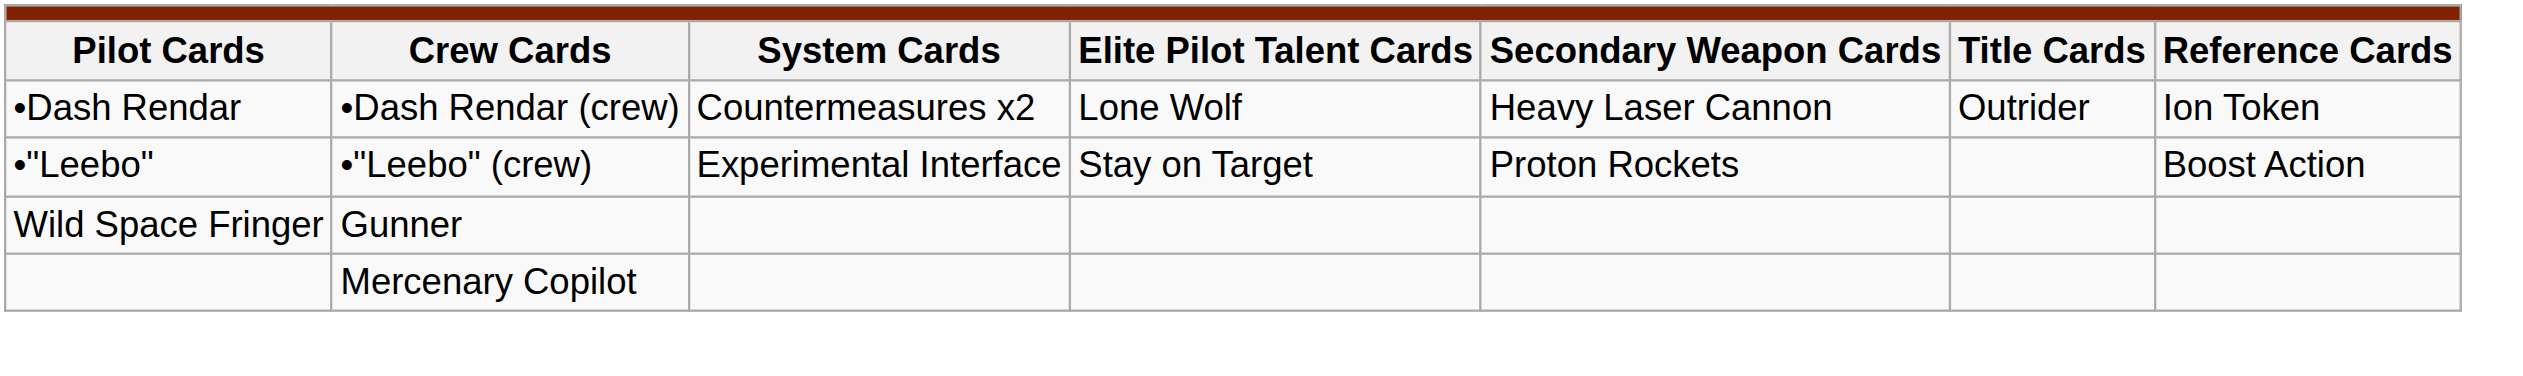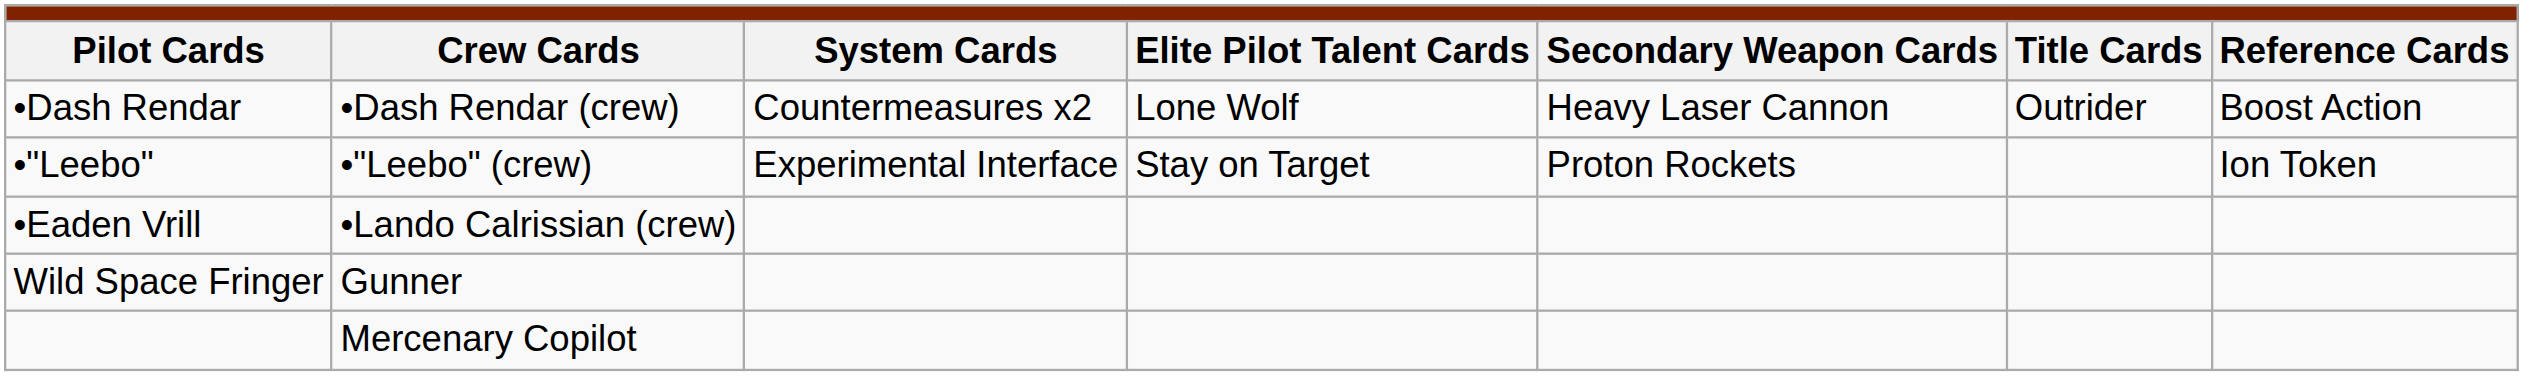(2241, 108) Ion Token -> (2321, 108) Boost Action
(2264, 165) Boost Action -> (2298, 165) Ion Token
+ row: (107, 223)
